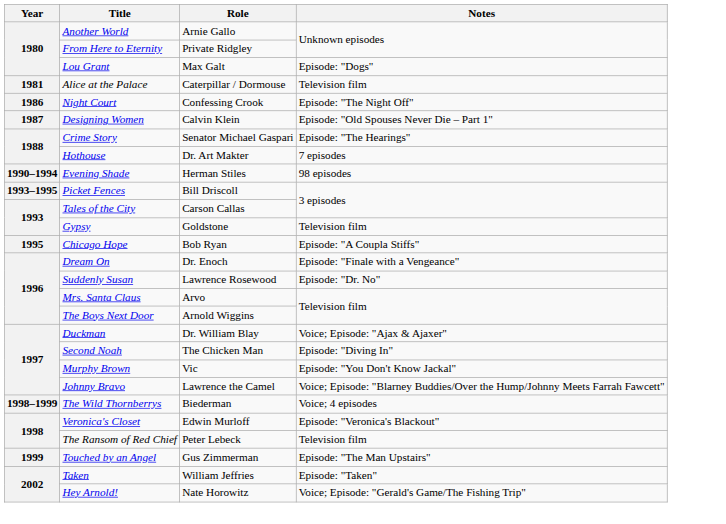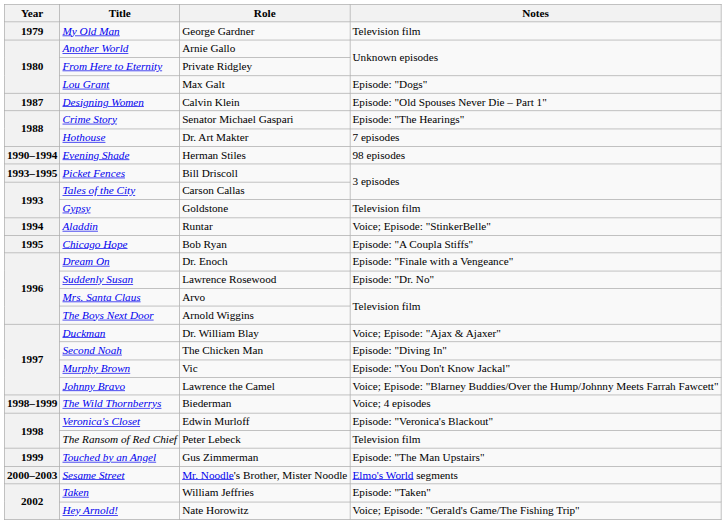+ row: (91, 31)
- row: (105, 84)
- row: (89, 102)
+ row: (80, 226)
+ row: (94, 475)
